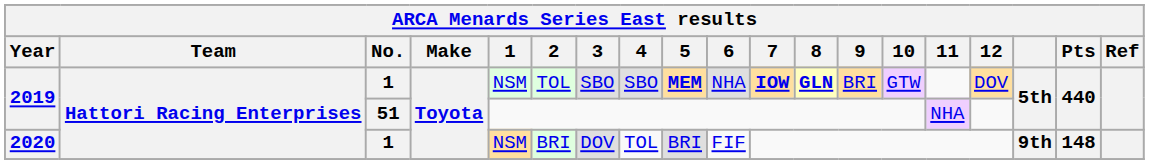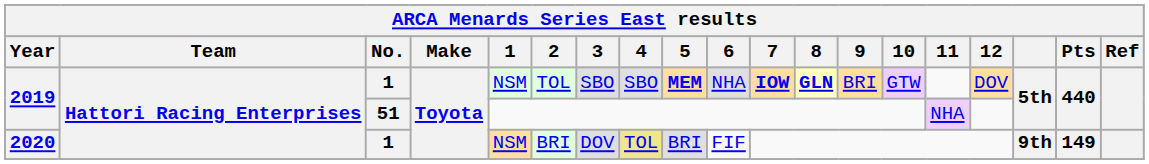(641, 144) no background -> (641, 144) khaki background
(1079, 144) 148 -> (1079, 144) 149
